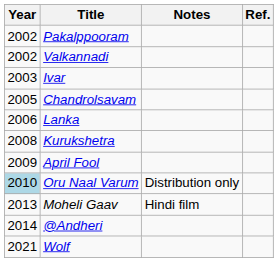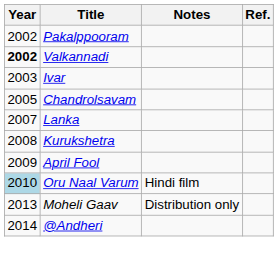(22, 57) normal -> (22, 57) bold
(22, 120) 2006 -> (22, 120) 2007
(192, 183) Distribution only -> (172, 183) Hindi film
(172, 204) Hindi film -> (192, 204) Distribution only
- row: (56, 246)
